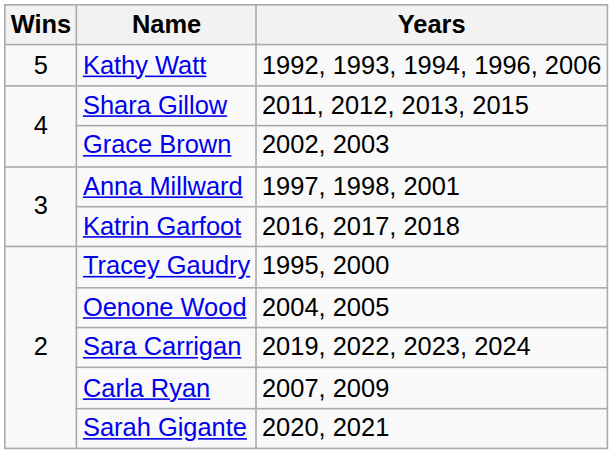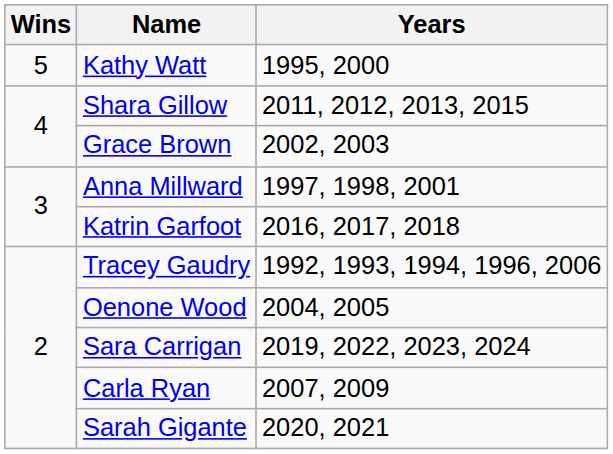(432, 65) 1992, 1993, 1994, 1996, 2006 -> (326, 65) 1995, 2000
(326, 266) 1995, 2000 -> (432, 266) 1992, 1993, 1994, 1996, 2006
